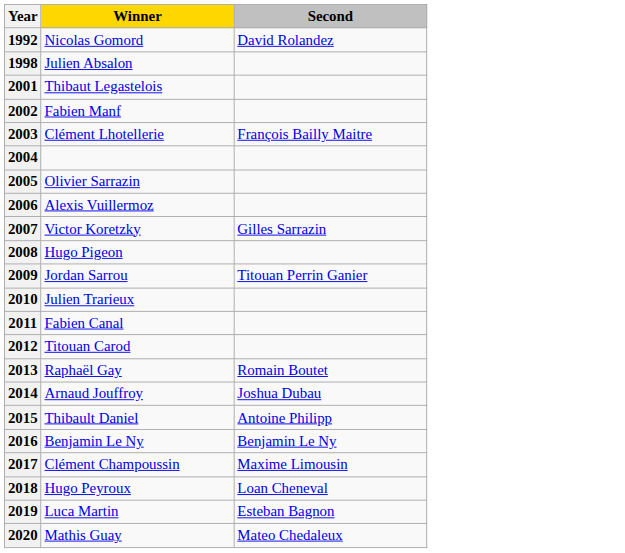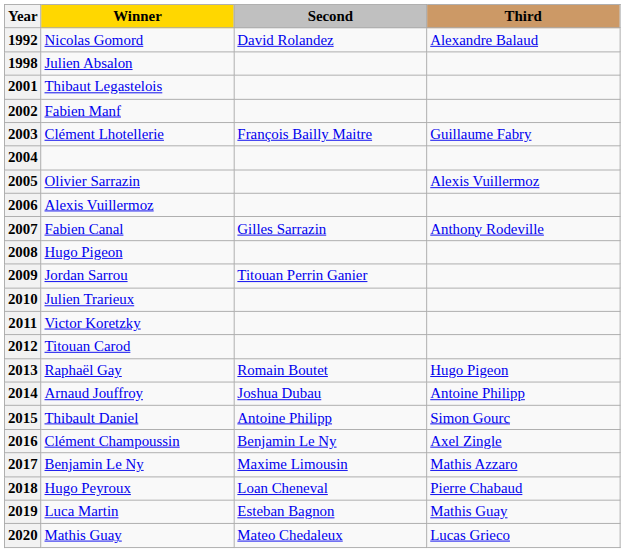+ column: (523, 16)
(93, 228) Victor Koretzky -> (84, 228) Fabien Canal
(84, 323) Fabien Canal -> (93, 323) Victor Koretzky
(94, 441) Benjamin Le Ny -> (112, 441) Clément Champoussin
(112, 464) Clément Champoussin -> (94, 464) Benjamin Le Ny
